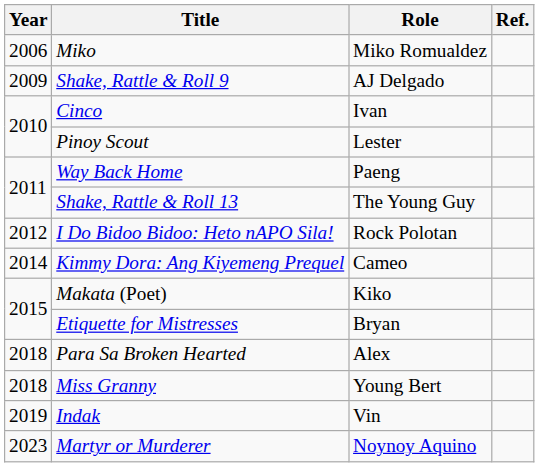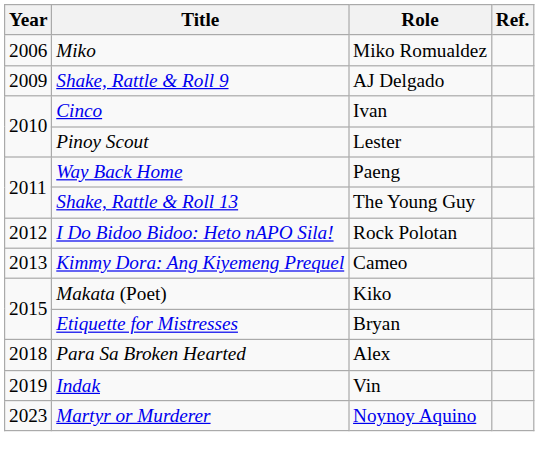(28, 263) 2014 -> (28, 263) 2013
- row: (106, 385)
